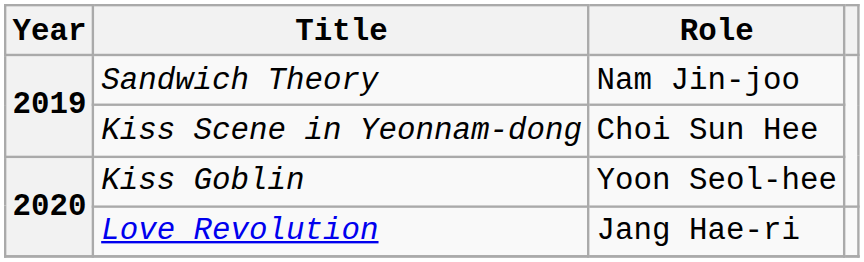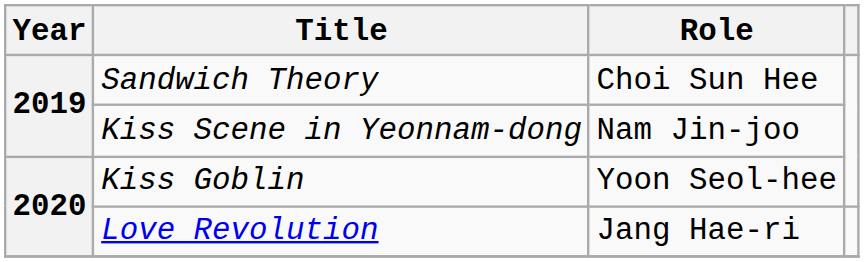(698, 81) Nam Jin-joo -> (708, 81) Choi Sun Hee
(708, 131) Choi Sun Hee -> (698, 131) Nam Jin-joo
